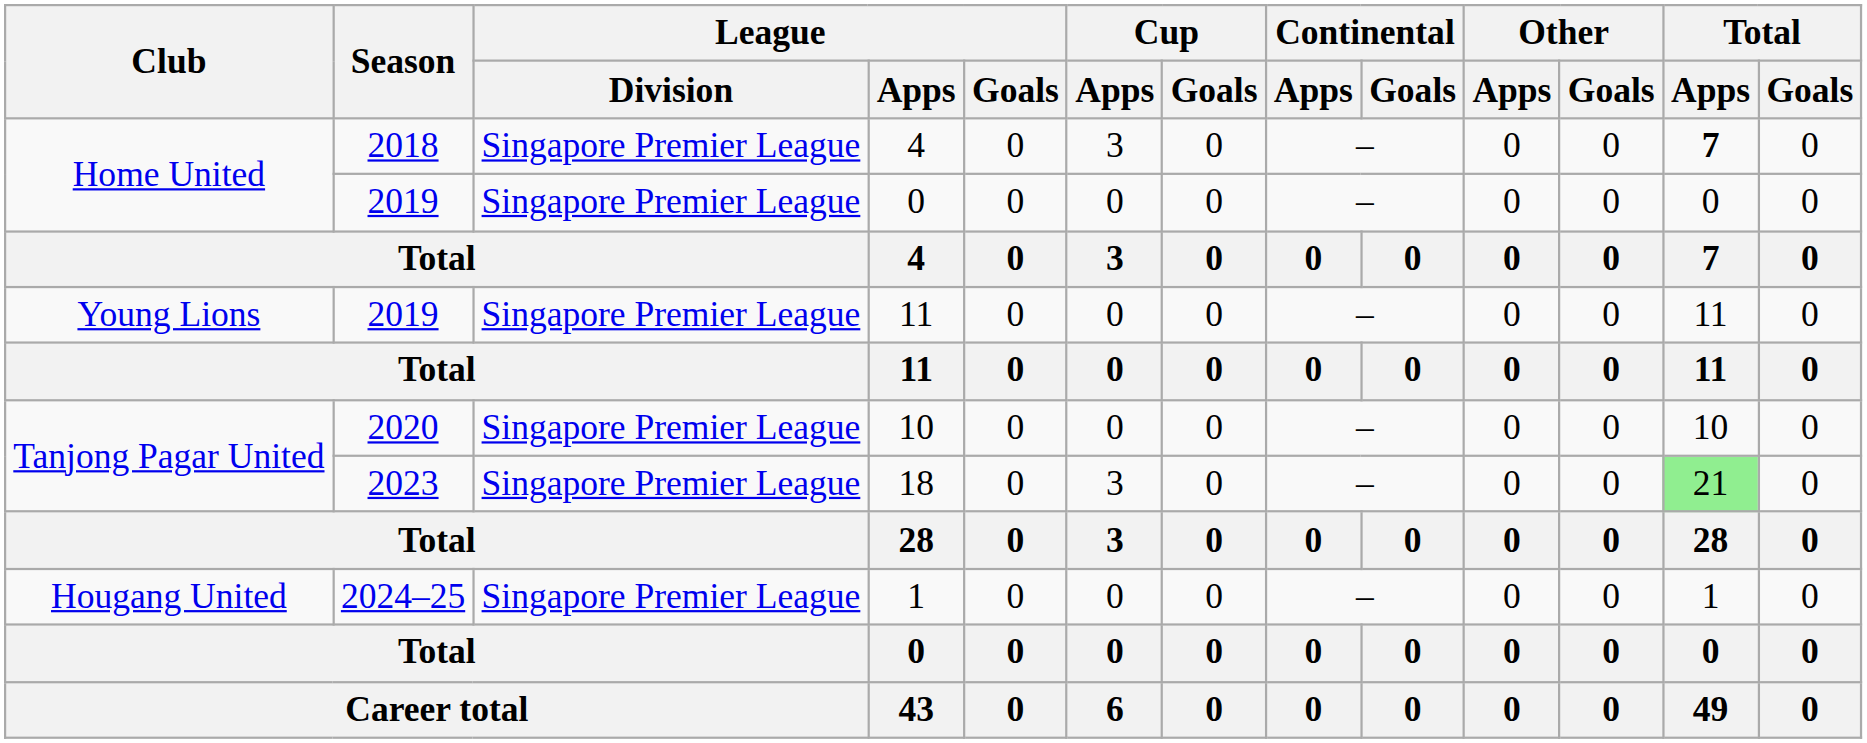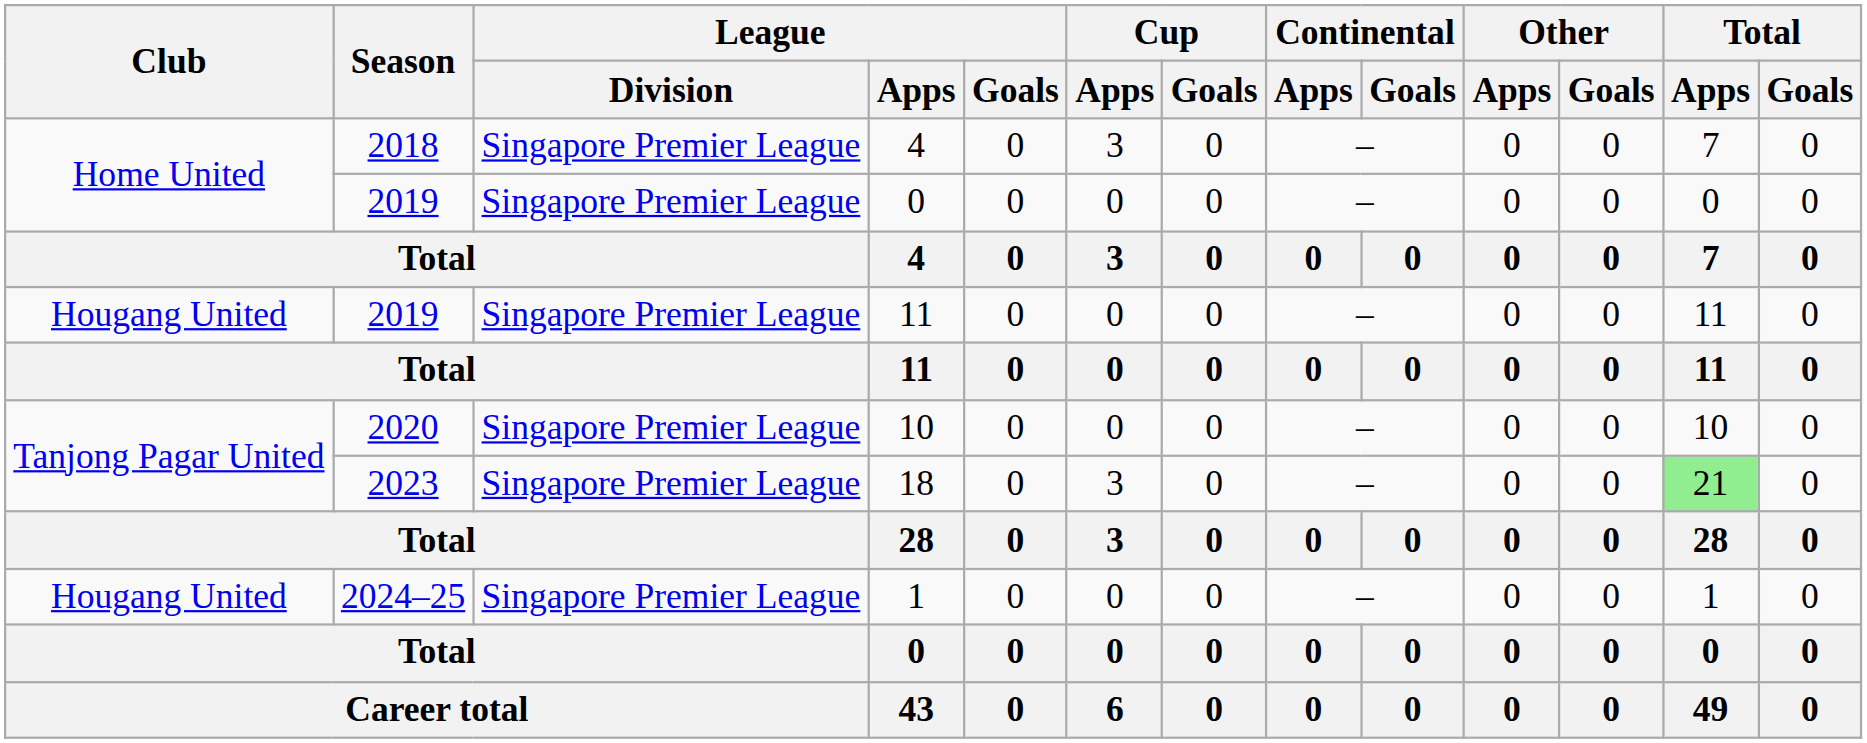(1711, 145) bold -> (1711, 145) normal
(169, 314) Young Lions -> (169, 314) Hougang United
